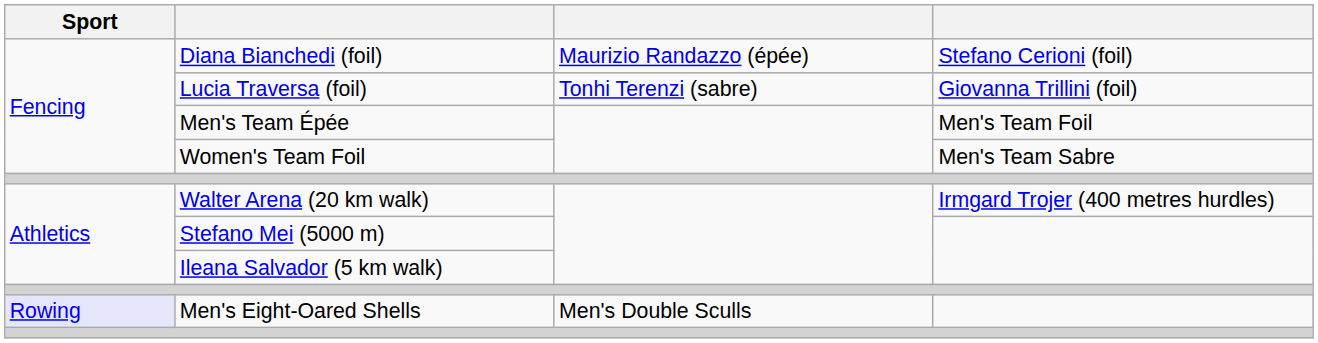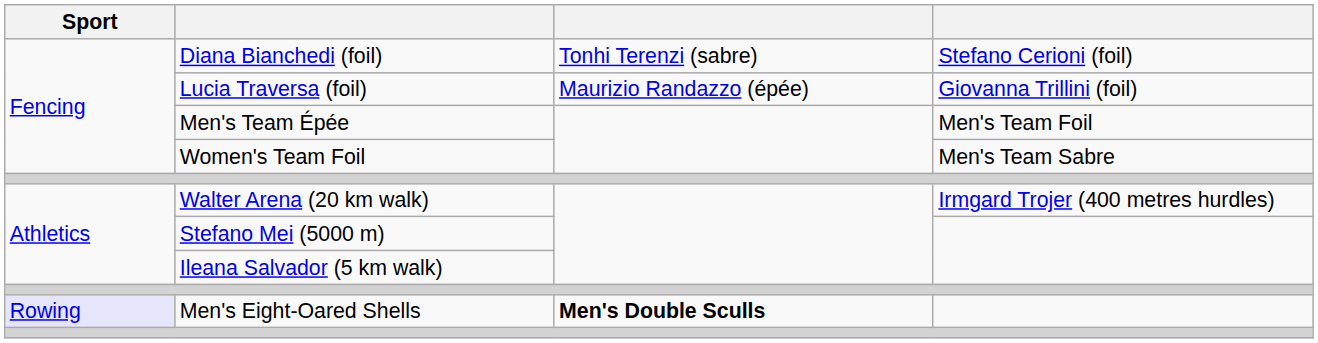(684, 56) Maurizio Randazzo (épée) -> (658, 56) Tonhi Terenzi (sabre)
(658, 89) Tonhi Terenzi (sabre) -> (684, 89) Maurizio Randazzo (épée)
(655, 311) normal -> (662, 311) bold
